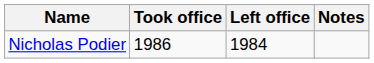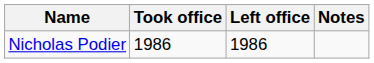(249, 44) 1984 -> (249, 44) 1986
